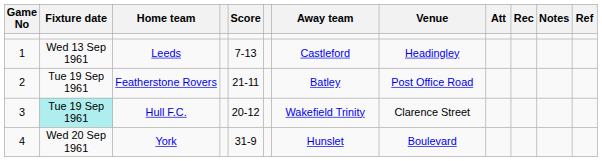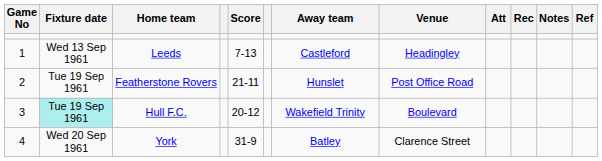(325, 83) Batley -> (325, 83) Hunslet
(432, 112) Clarence Street -> (432, 112) Boulevard
(325, 142) Hunslet -> (325, 142) Batley
(432, 142) Boulevard -> (432, 142) Clarence Street
